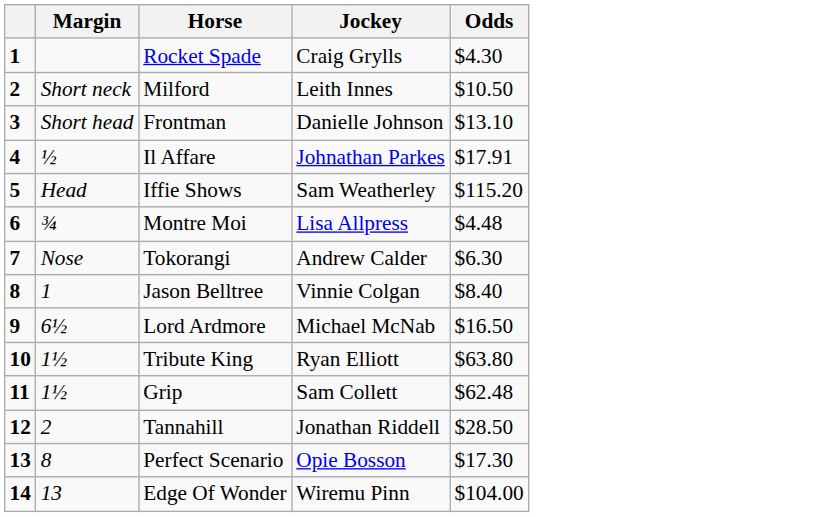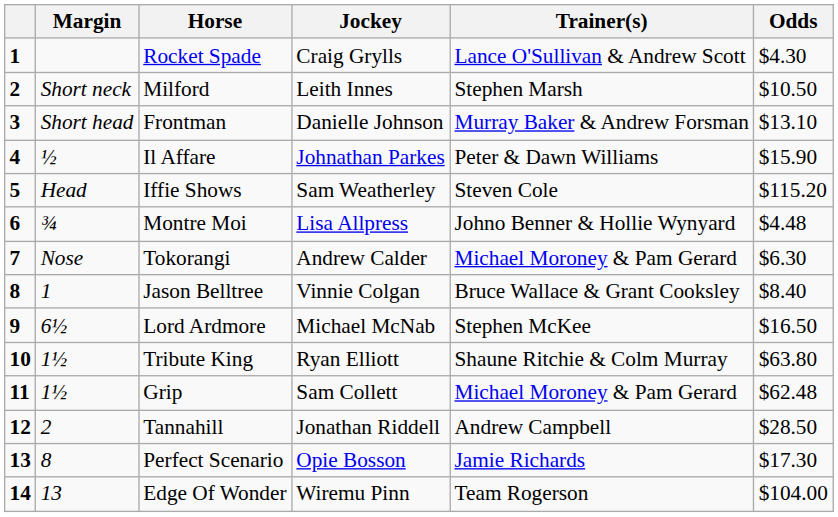+ column: (602, 21)
(484, 156) $17.91 -> (788, 156) $15.90
